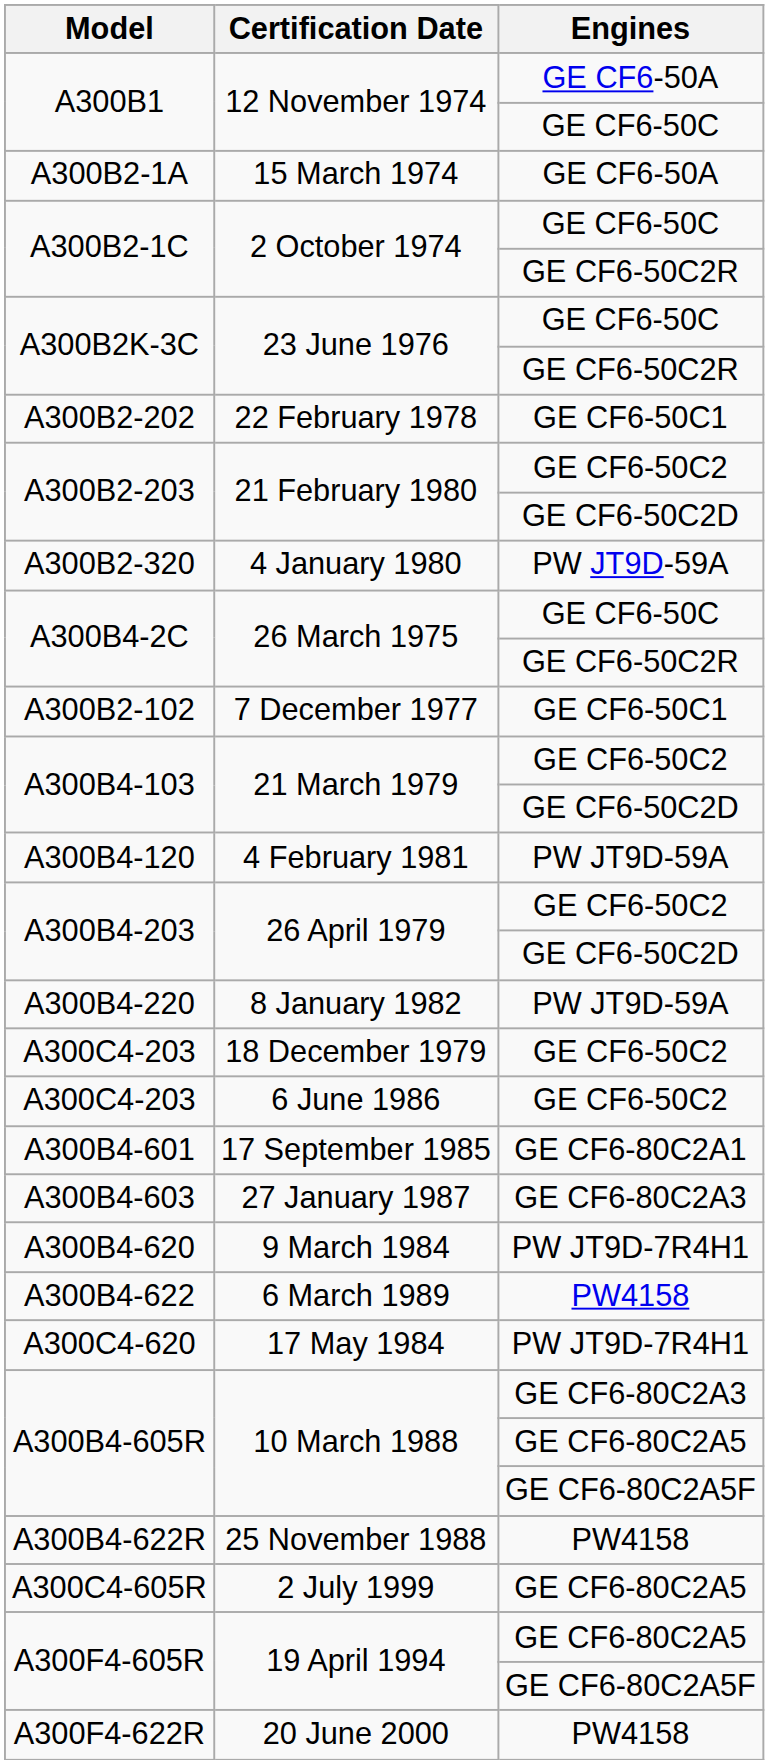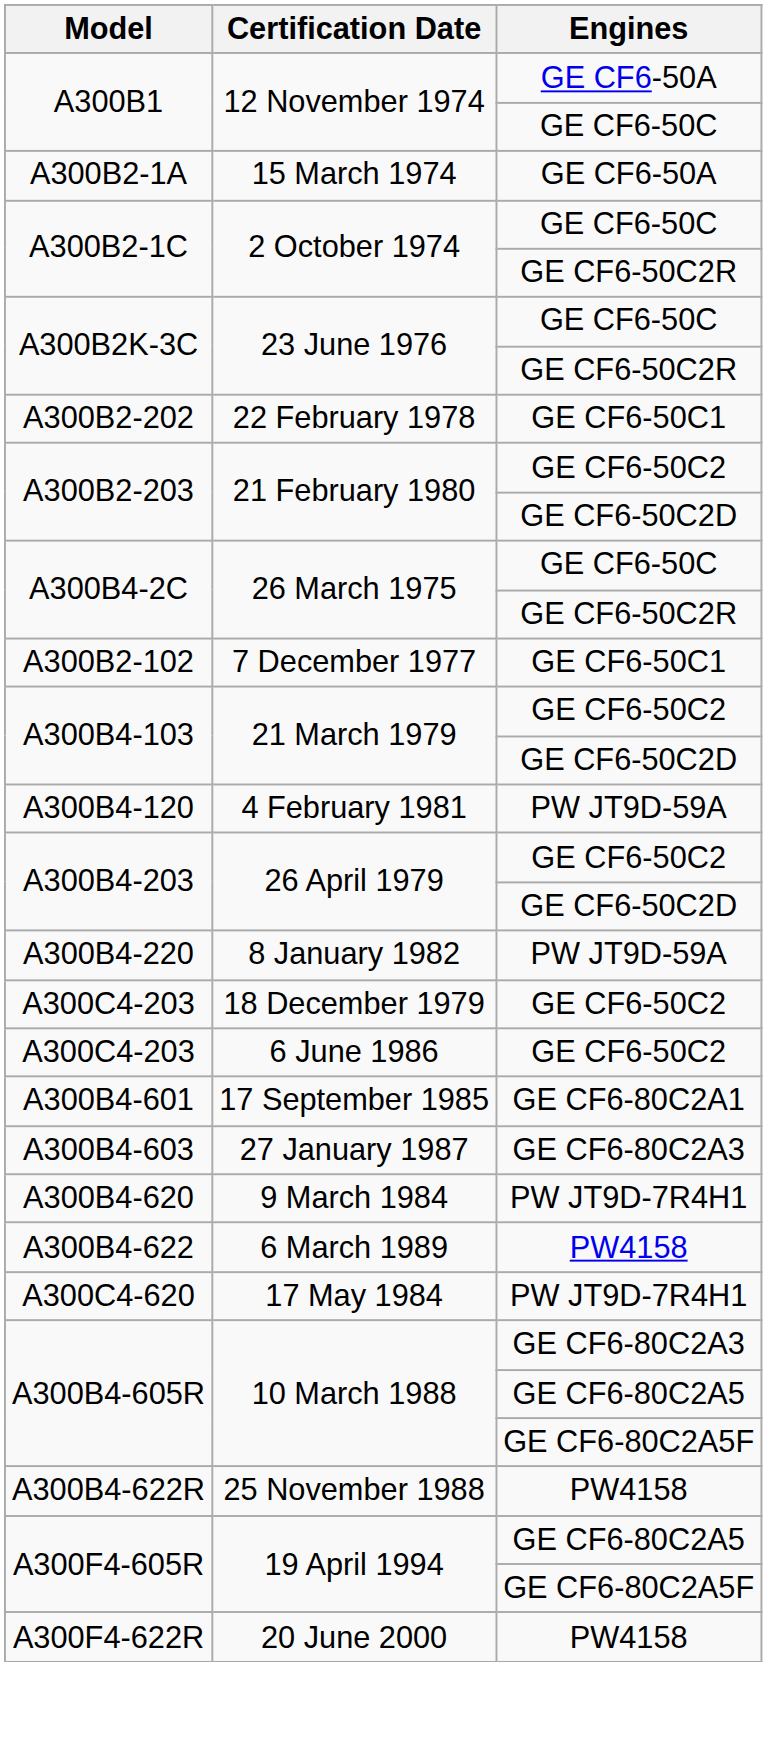- row: (356, 564)
- row: (356, 1587)
